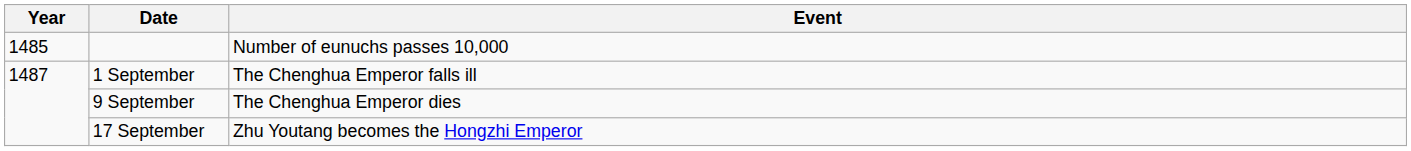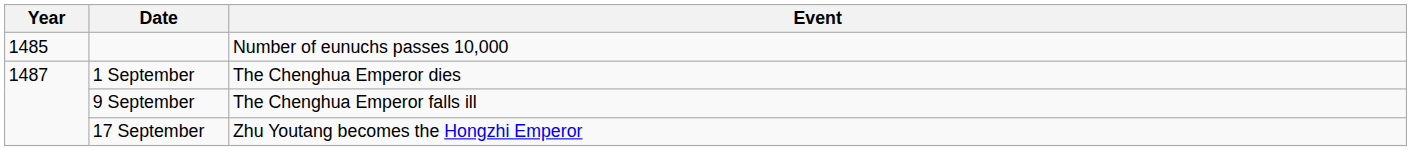(355, 74) The Chenghua Emperor falls ill -> (347, 74) The Chenghua Emperor dies
(347, 103) The Chenghua Emperor dies -> (355, 103) The Chenghua Emperor falls ill
